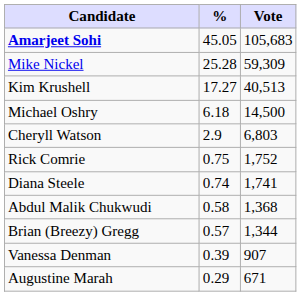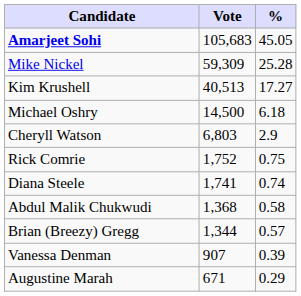columns swapped: (268, 16) <-> (220, 16)
